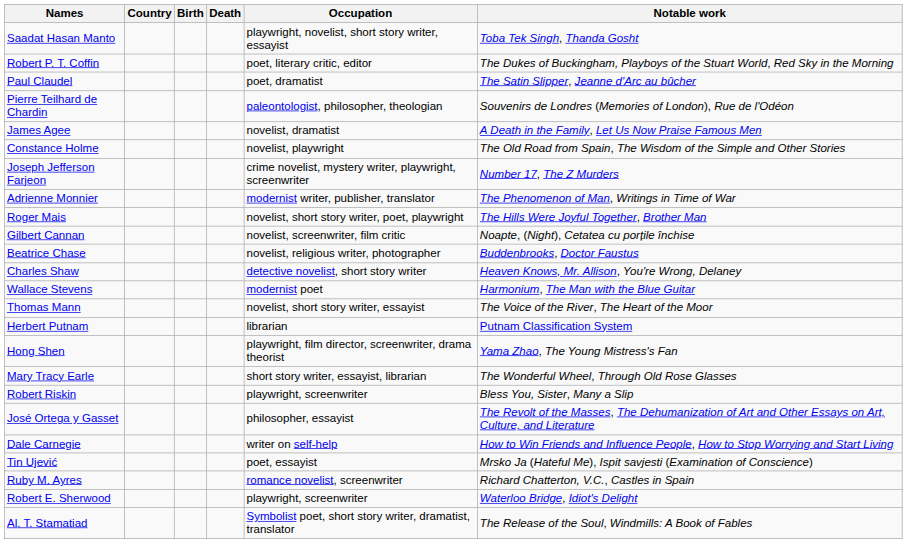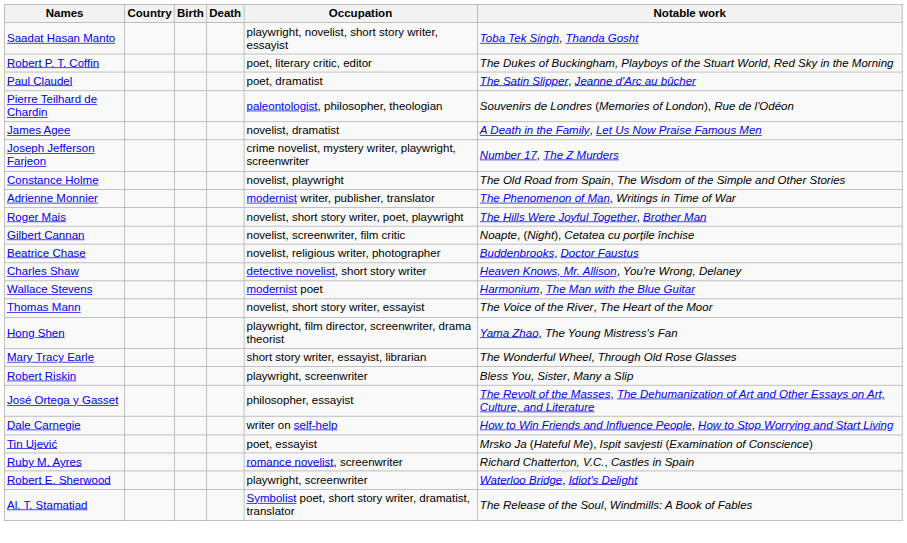rows swapped: (51, 173) <-> (53, 149)
- row: (48, 326)
